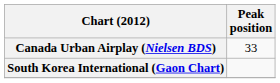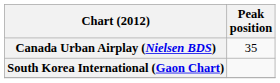(251, 48) 33 -> (251, 48) 35
